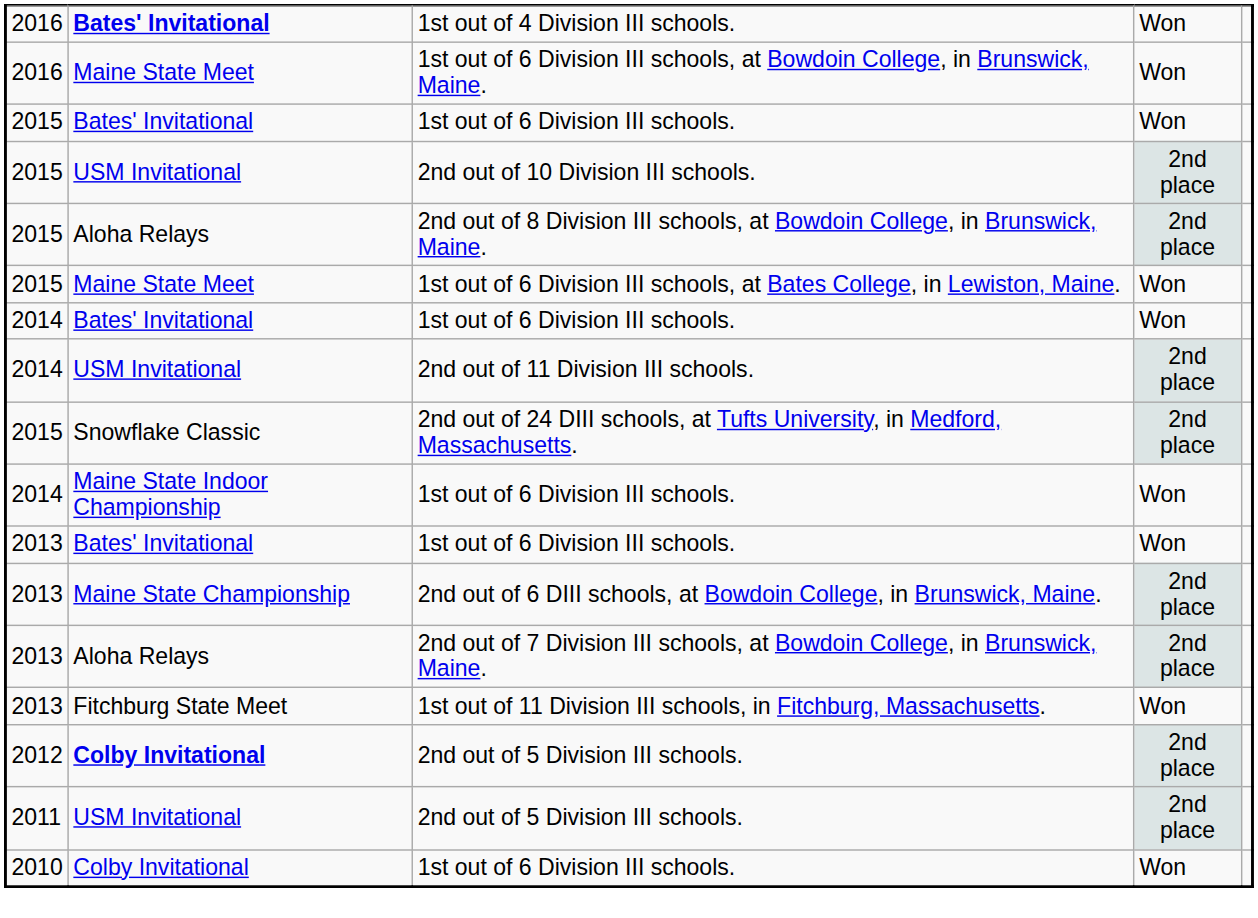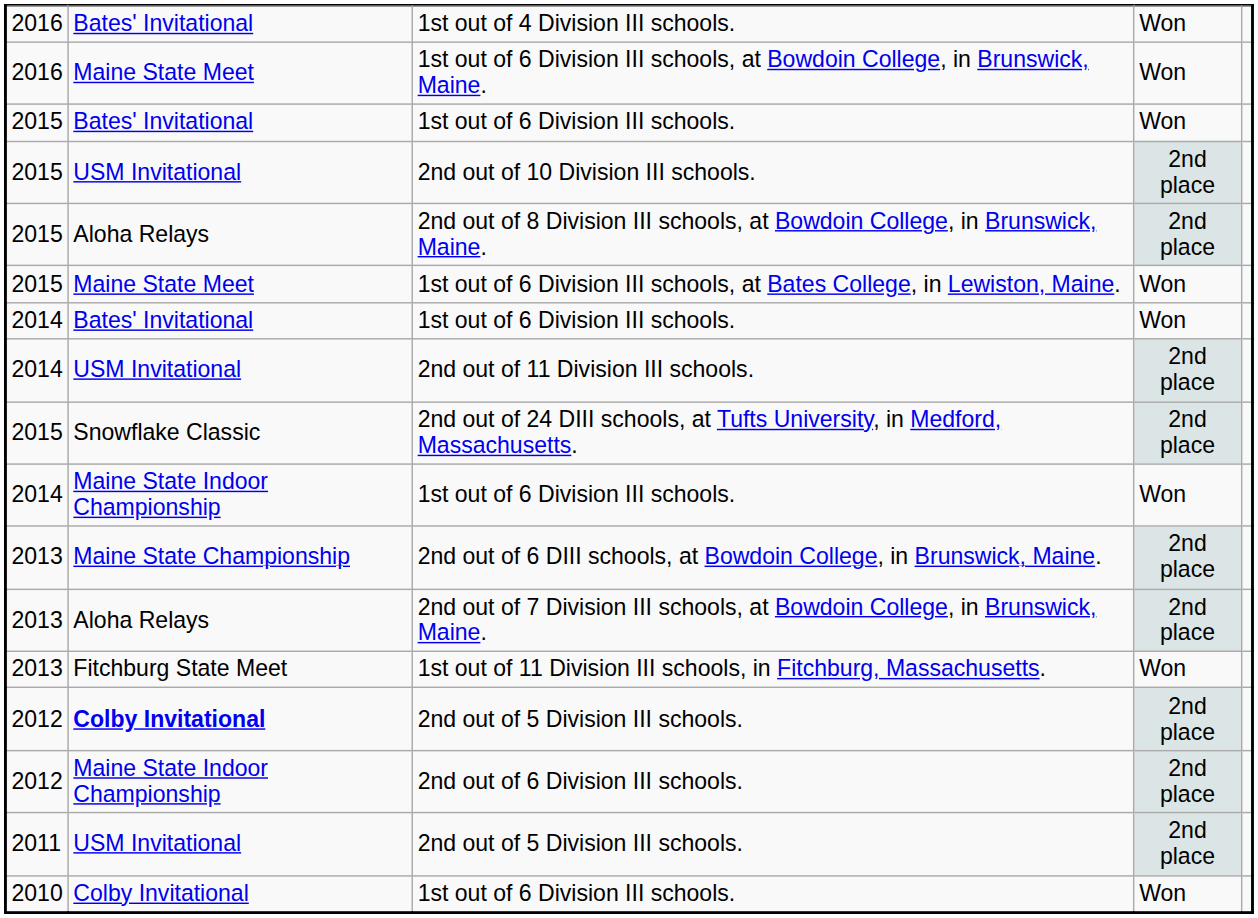(171, 23) bold -> (163, 23) normal
- row: (37, 544)
+ row: (37, 781)
